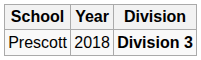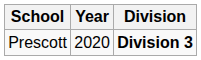(92, 42) 2018 -> (92, 42) 2020
